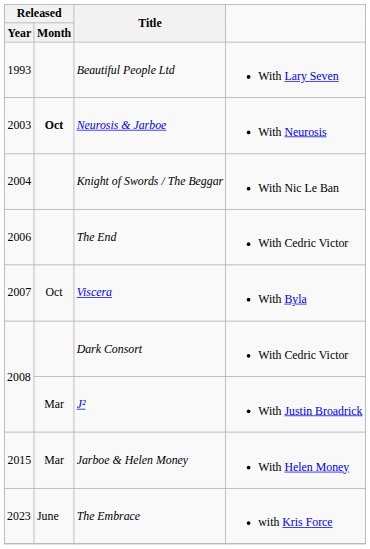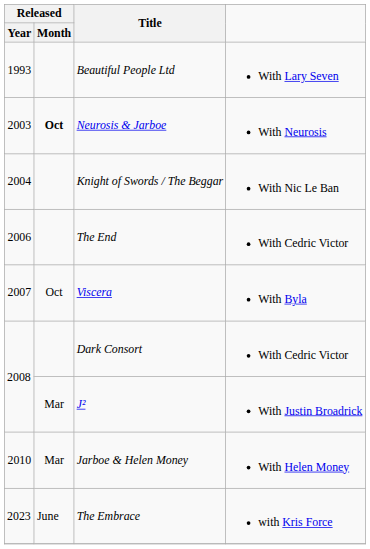(19, 460) 2015 -> (19, 460) 2010
